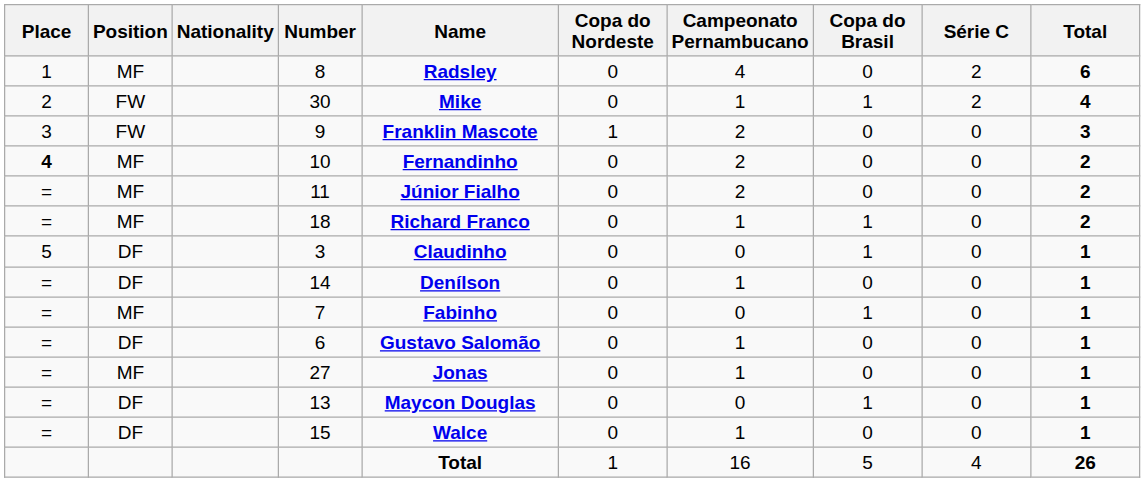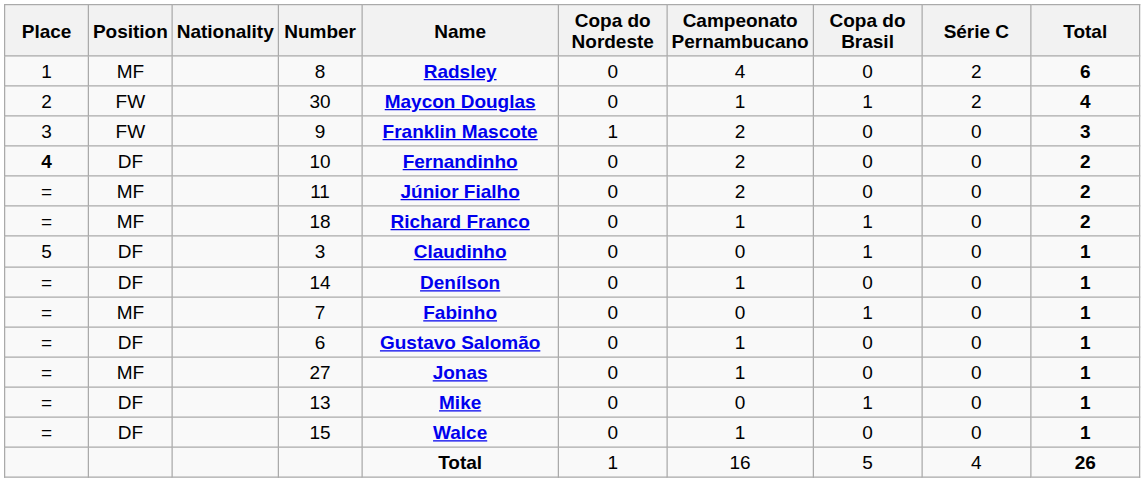(460, 101) Mike -> (460, 101) Maycon Douglas
(130, 161) MF -> (130, 161) DF
(460, 402) Maycon Douglas -> (460, 402) Mike
